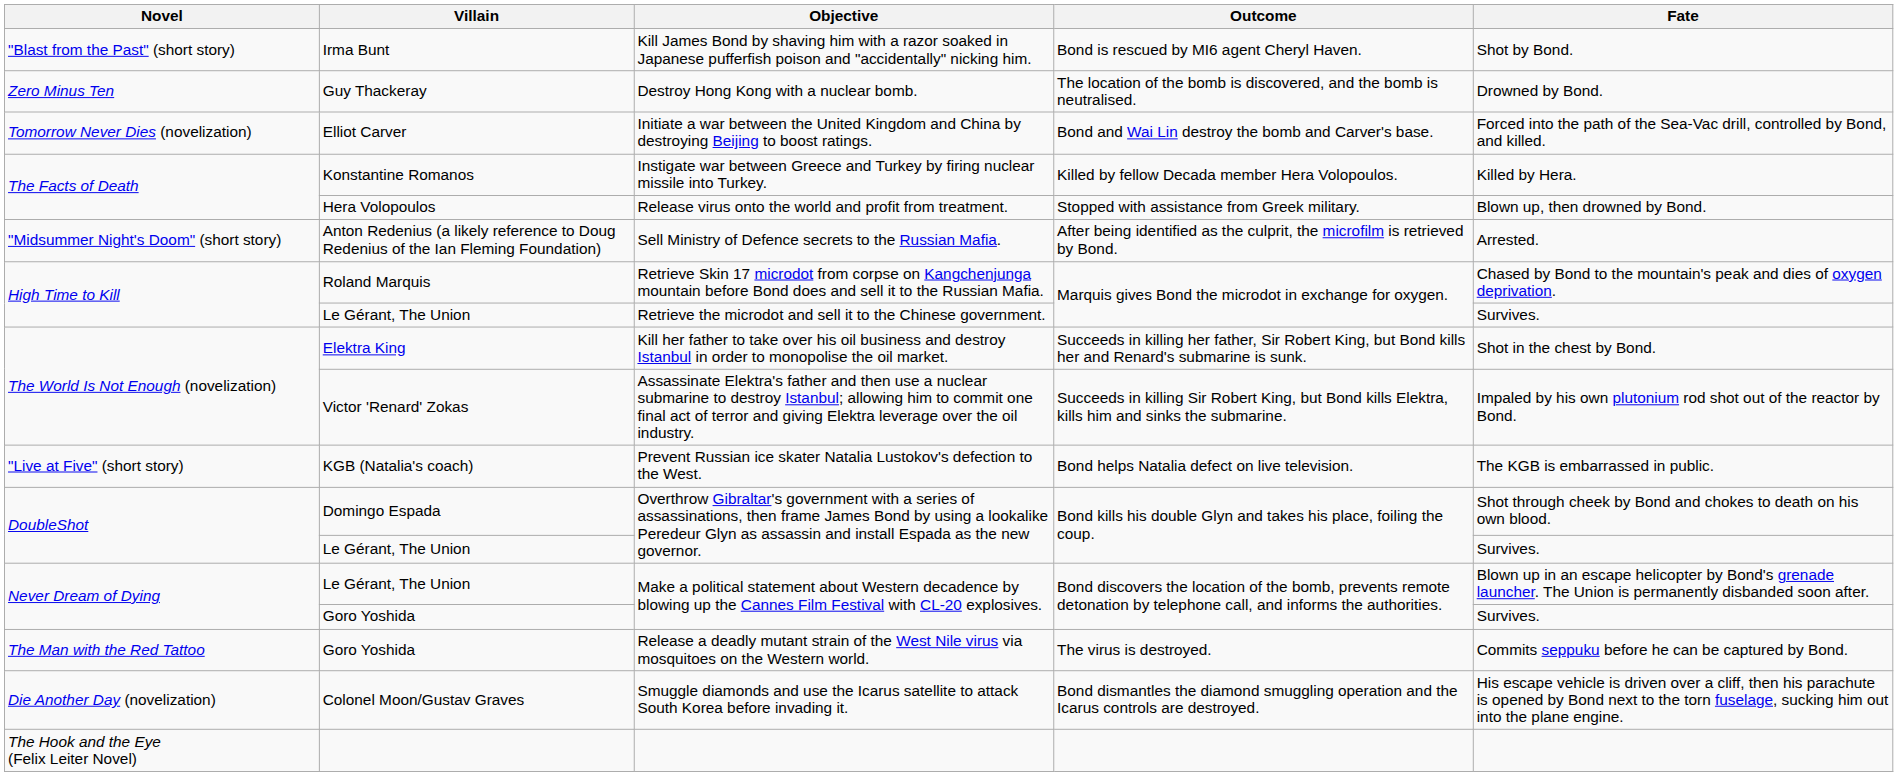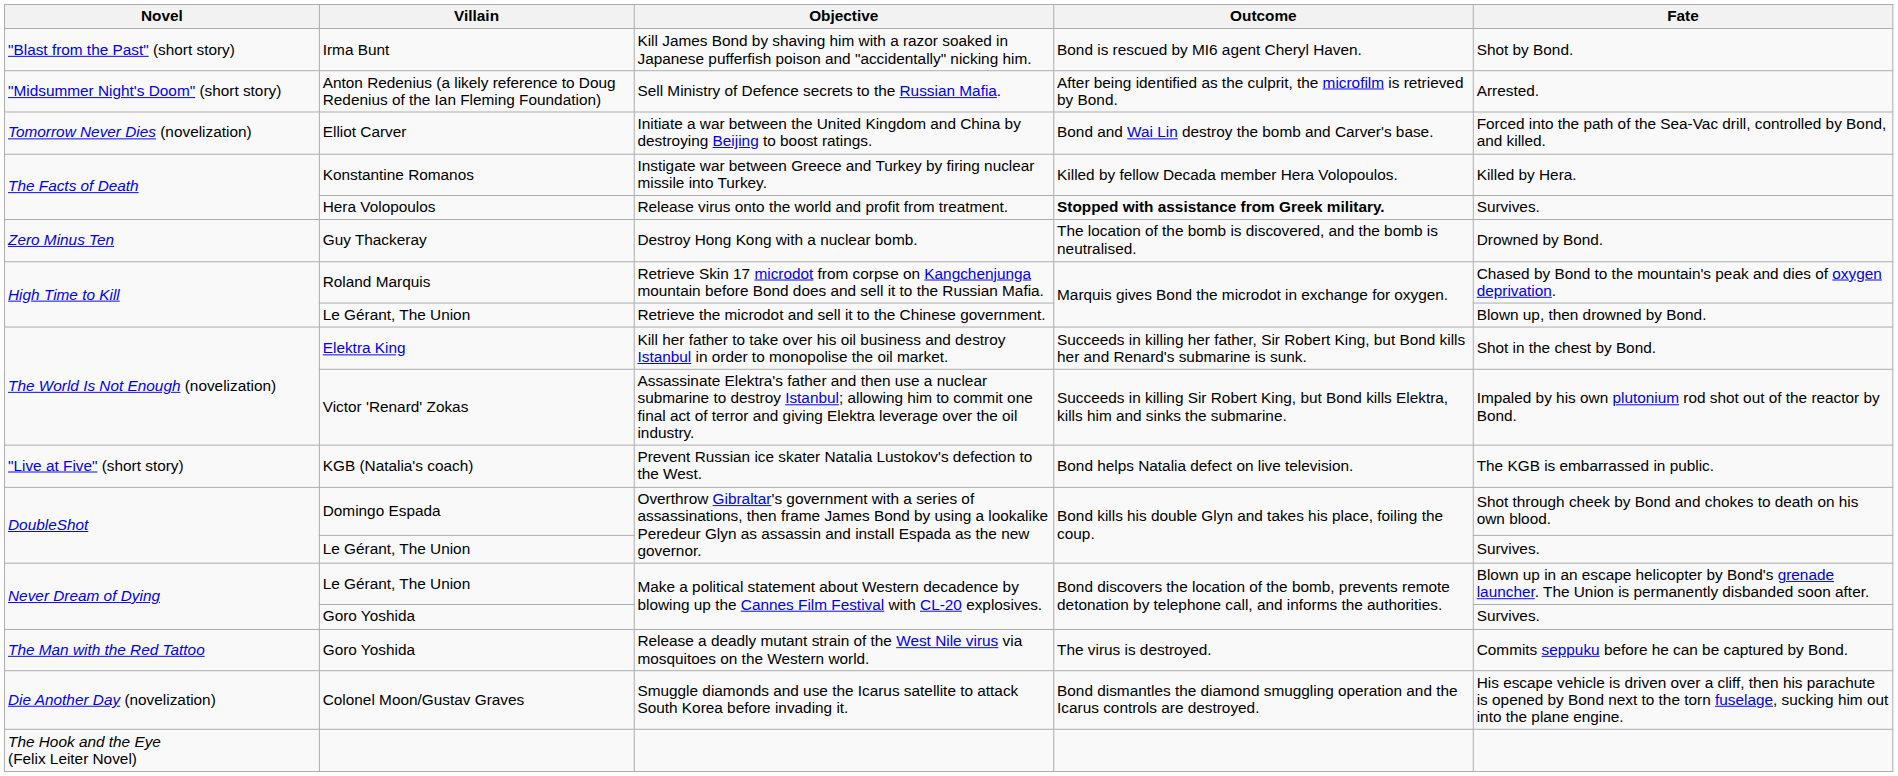rows swapped: (375, 91) <-> (469, 240)
(1208, 207) normal -> (1221, 207) bold
(1592, 207) Blown up, then drowned by Bond. -> (1508, 207) Survives.
(1508, 315) Survives. -> (1592, 315) Blown up, then drowned by Bond.
